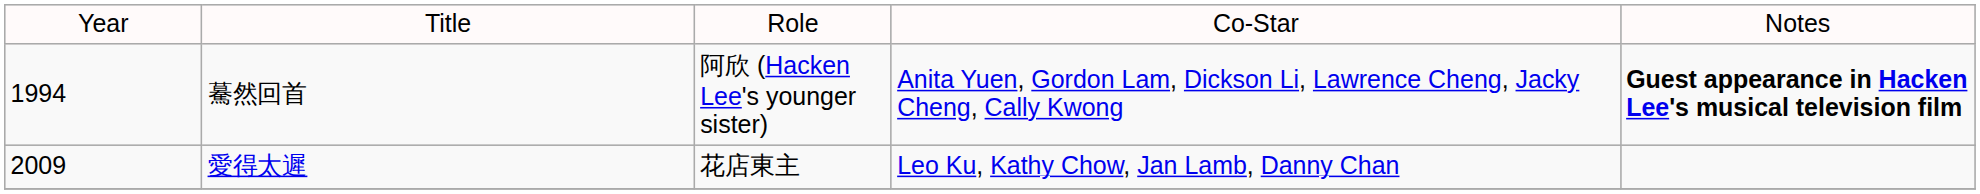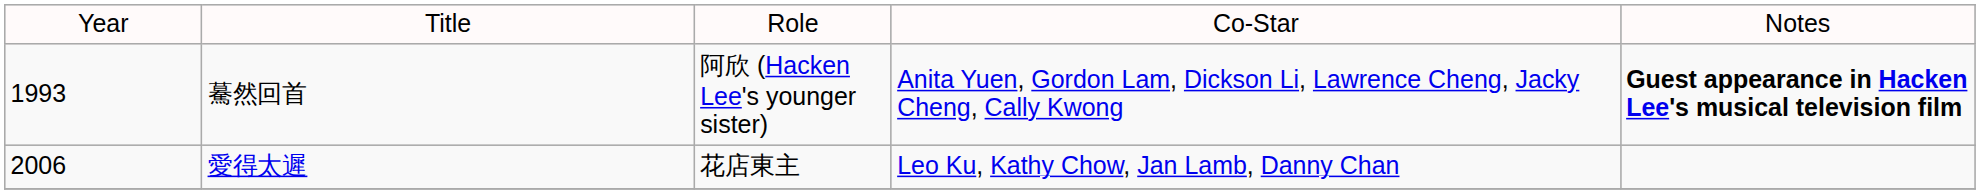(38, 94) 1994 -> (38, 94) 1993
(38, 166) 2009 -> (38, 166) 2006
